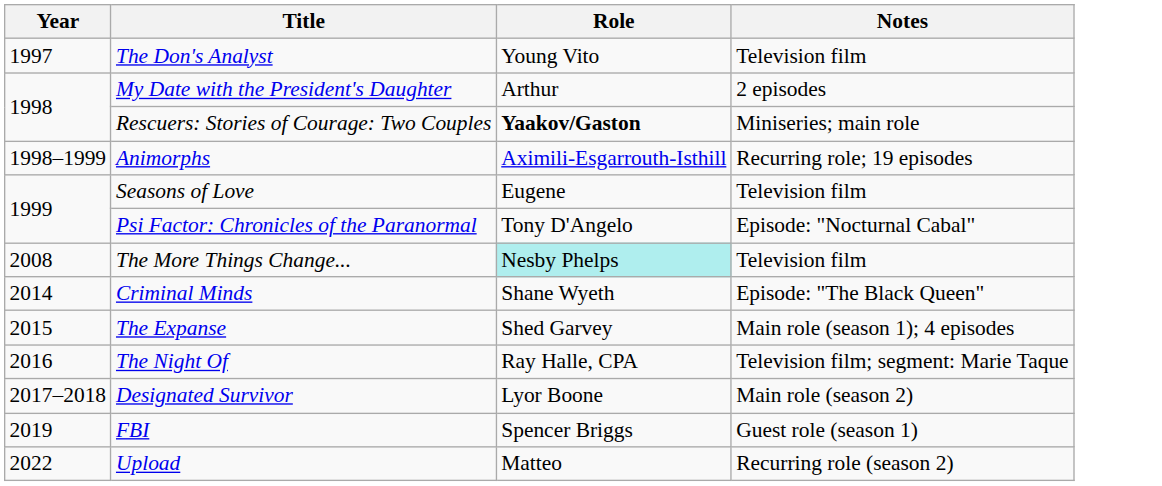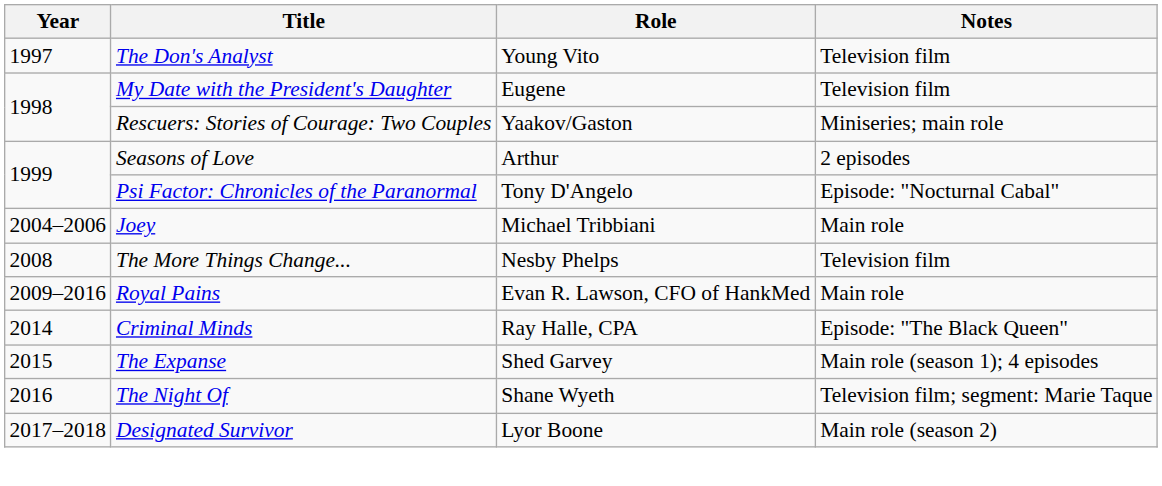(530, 89) Arthur -> (533, 89) Eugene
(781, 89) 2 episodes -> (885, 89) Television film
(571, 123) bold -> (567, 123) normal
- row: (163, 157)
(533, 191) Eugene -> (530, 157) Arthur
(801, 191) Television film -> (865, 157) 2 episodes
+ row: (136, 225)
(560, 259) paleturquoise background -> (560, 259) no background
+ row: (168, 293)
(558, 293) Shane Wyeth -> (570, 327) Ray Halle, CPA
(570, 361) Ray Halle, CPA -> (558, 395) Shane Wyeth
- row: (133, 429)
- row: (148, 463)
